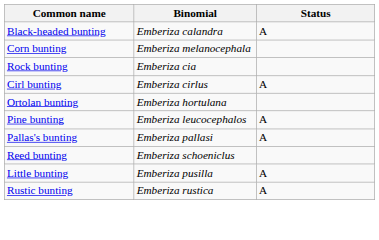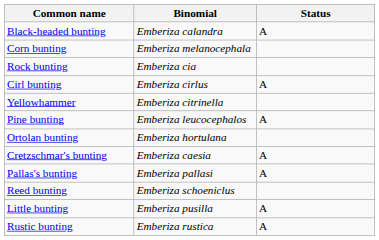+ row: (41, 102)
rows swapped: (35, 119) <-> (43, 102)
+ row: (57, 155)
